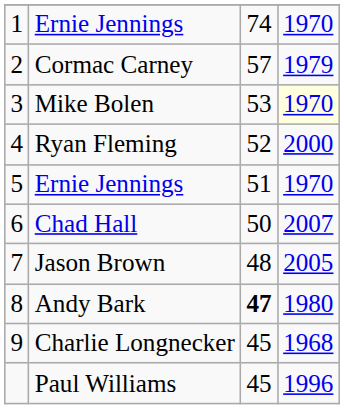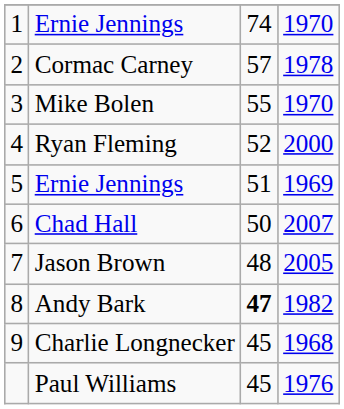(308, 64) 1979 -> (308, 64) 1978
(259, 104) 53 -> (259, 104) 55
(308, 104) lightyellow background -> (308, 104) no background
(308, 183) 1970 -> (308, 183) 1969
(308, 303) 1980 -> (308, 303) 1982
(308, 382) 1996 -> (308, 382) 1976
